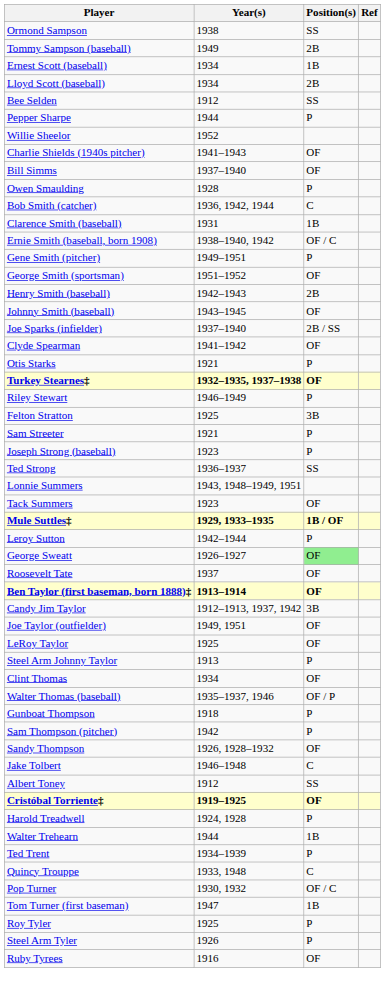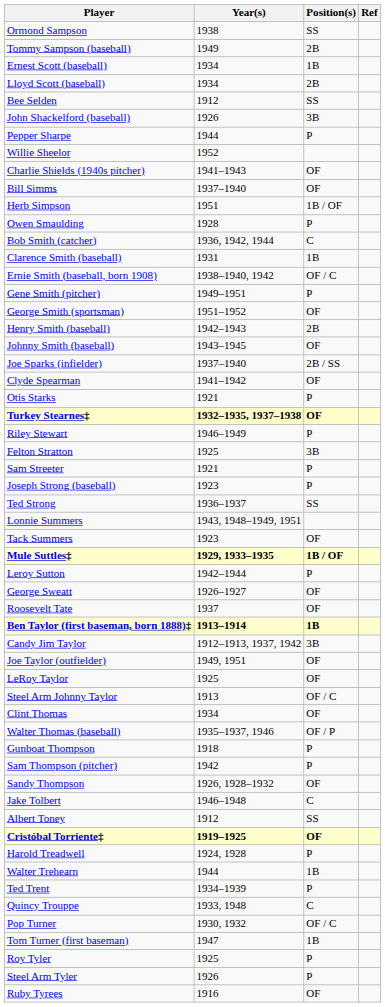+ row: (69, 118)
+ row: (39, 205)
(313, 556) lightgreen background -> (313, 591) no background
(314, 591) OF -> (313, 626) 1B
(309, 661) P -> (321, 696) OF / C
